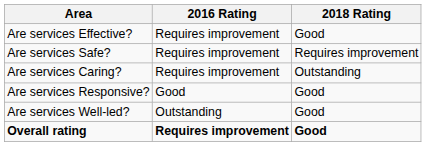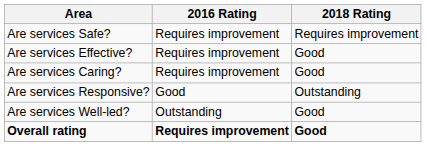rows swapped: (59, 53) <-> (70, 33)
(328, 72) Outstanding -> (310, 72) Good
(310, 92) Good -> (328, 92) Outstanding
